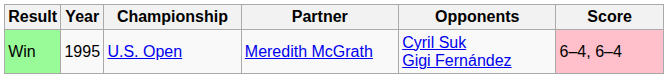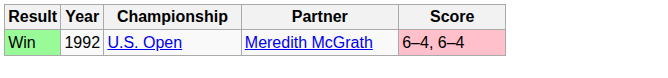- column: (477, 17)
(82, 51) 1995 -> (82, 42) 1992
